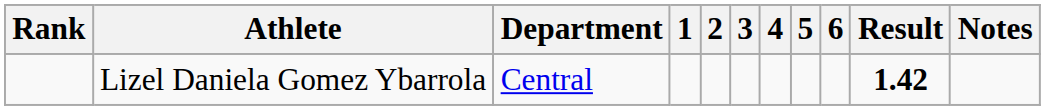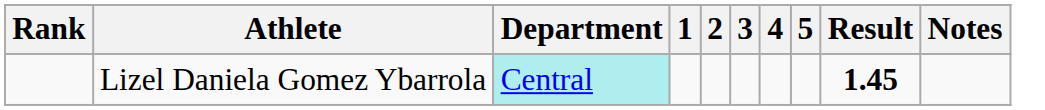- column: (836, 29)
(547, 79) no background -> (547, 79) paleturquoise background
(901, 79) 1.42 -> (870, 79) 1.45
